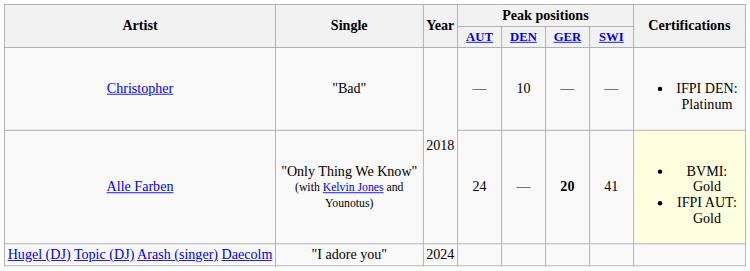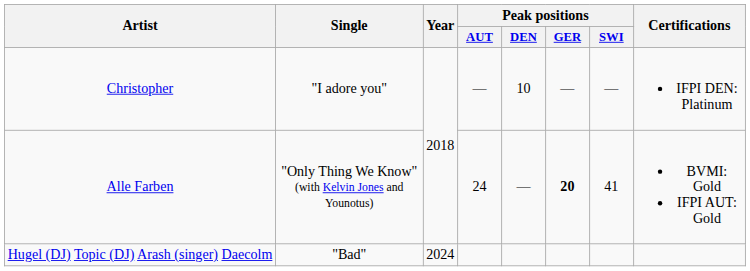(349, 88) "Bad" -> (349, 88) "I adore you"
(689, 195) lightyellow background -> (689, 195) no background
(349, 254) "I adore you" -> (349, 254) "Bad"
